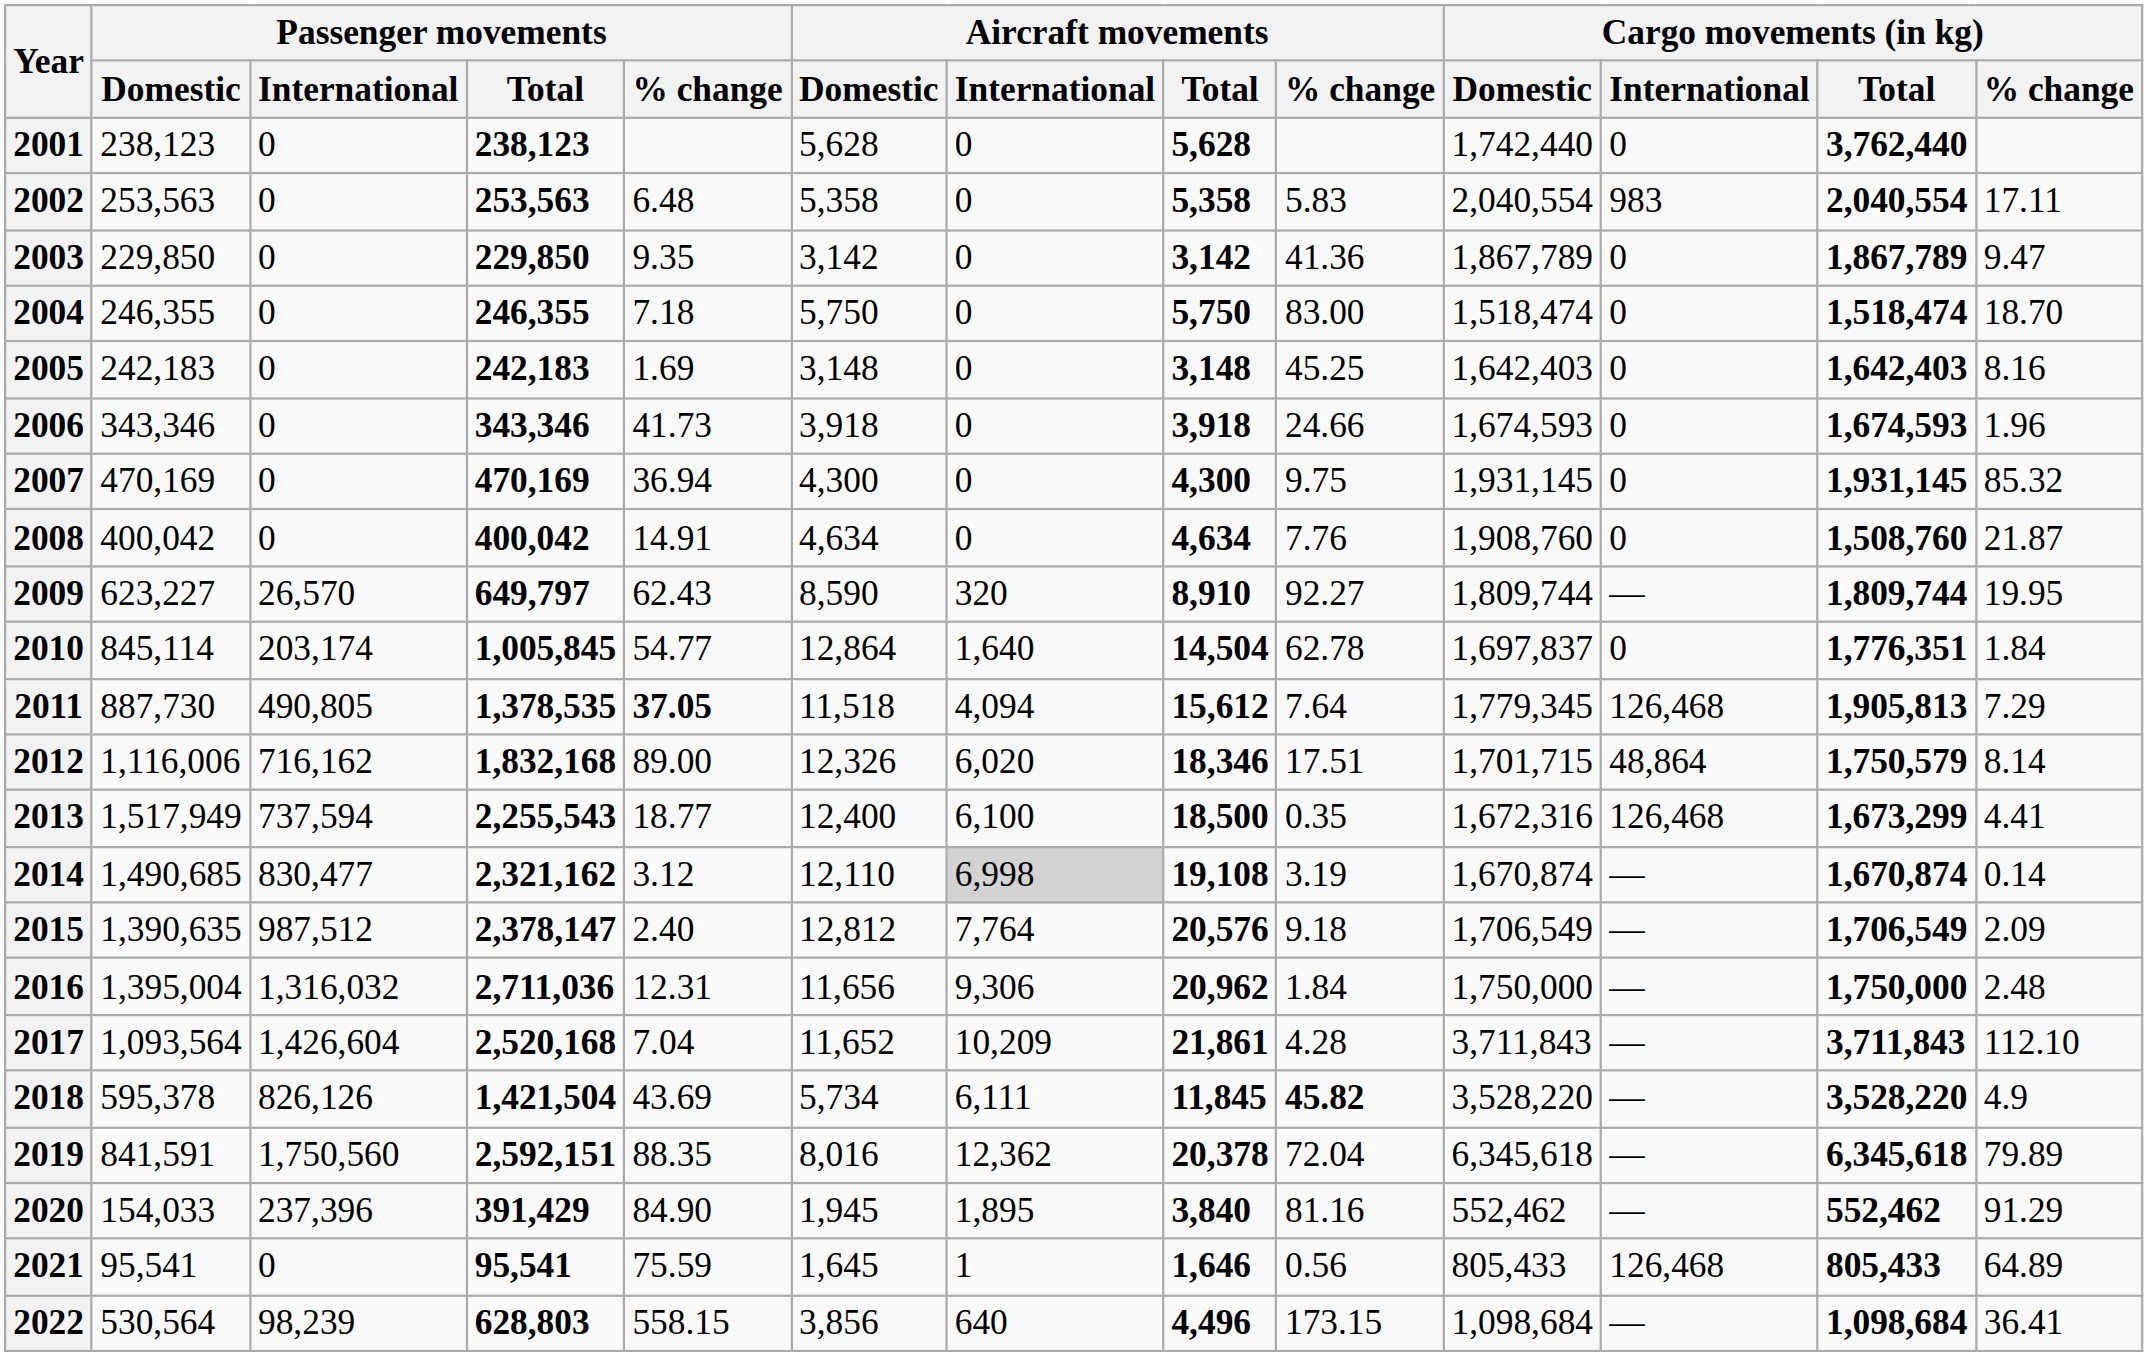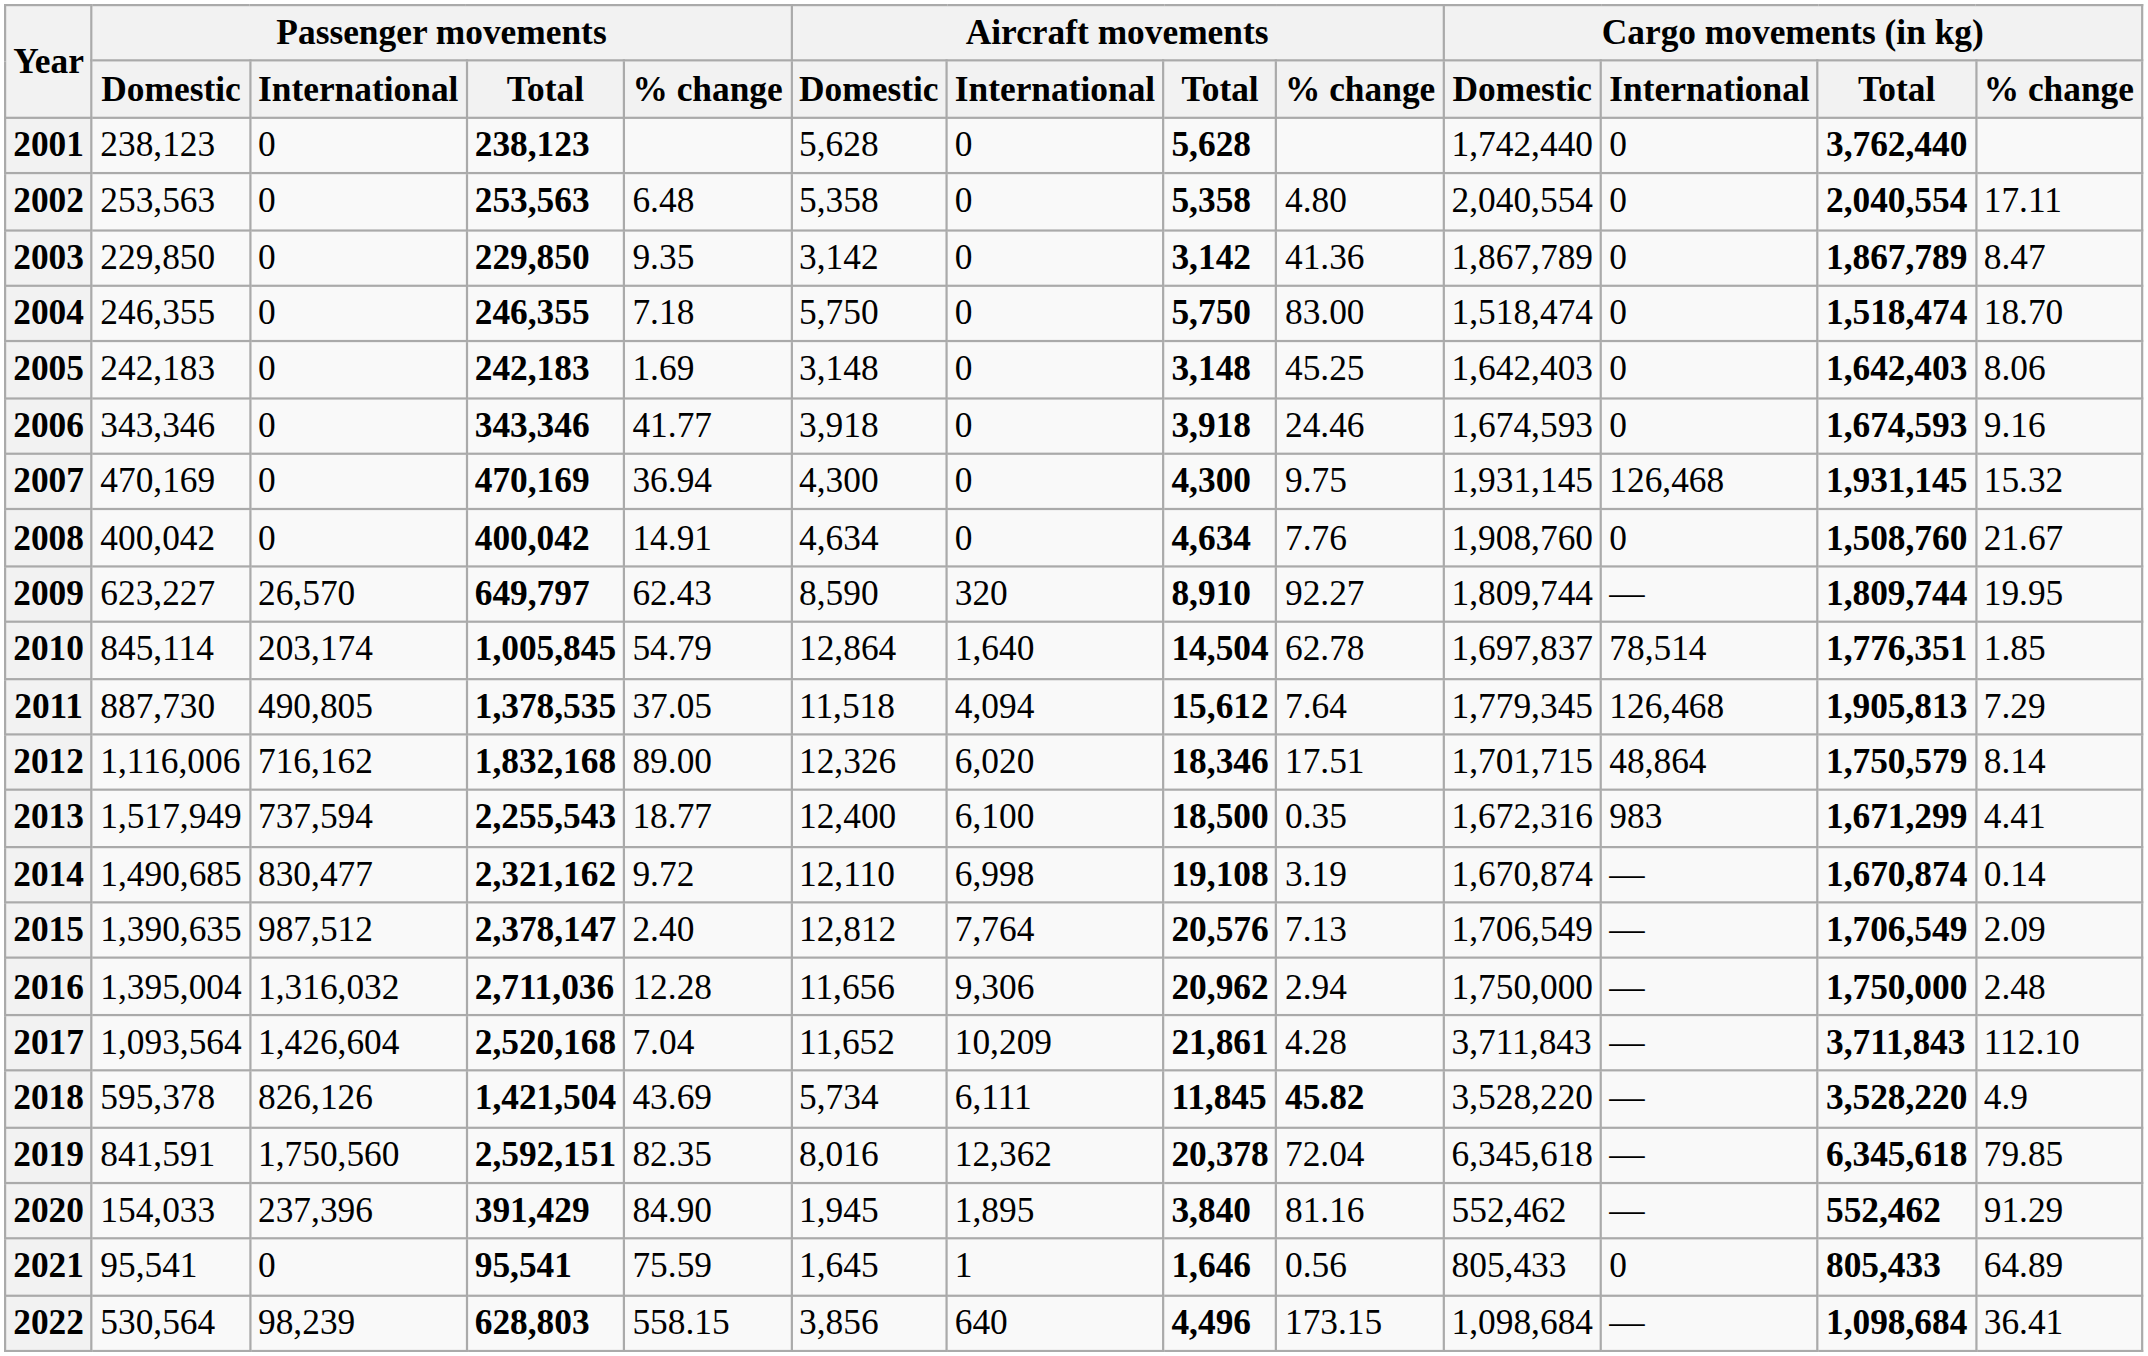(1316, 200) 5.83 -> (1316, 200) 4.80
(1636, 200) 983 -> (1618, 200) 0
(2015, 256) 9.47 -> (2015, 256) 8.47
(2015, 369) 8.16 -> (2015, 369) 8.06
(672, 425) 41.73 -> (672, 425) 41.77
(1325, 425) 24.66 -> (1325, 425) 24.46
(2015, 425) 1.96 -> (2015, 425) 9.16
(1618, 481) 0 -> (1667, 481) 126,468
(2023, 481) 85.32 -> (2023, 481) 15.32
(2023, 537) 21.87 -> (2023, 537) 21.67
(672, 649) 54.77 -> (672, 649) 54.79
(1618, 649) 0 -> (1658, 649) 78,514
(2015, 649) 1.84 -> (2015, 649) 1.85
(672, 705) bold -> (672, 705) normal
(1667, 817) 126,468 -> (1636, 817) 983
(1897, 817) 1,673,299 -> (1897, 817) 1,671,299
(663, 873) 3.12 -> (663, 873) 9.72
(995, 873) lightgrey background -> (995, 873) no background
(1316, 929) 9.18 -> (1316, 929) 7.13
(672, 985) 12.31 -> (672, 985) 12.28
(1316, 985) 1.84 -> (1316, 985) 2.94
(672, 1154) 88.35 -> (672, 1154) 82.35
(2023, 1154) 79.89 -> (2023, 1154) 79.85
(1667, 1266) 126,468 -> (1618, 1266) 0
